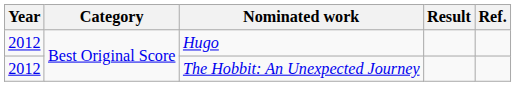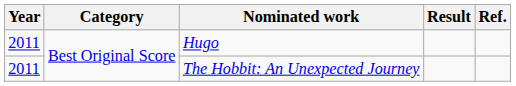(24, 42) 2012 -> (24, 42) 2011
(24, 68) 2012 -> (24, 68) 2011
